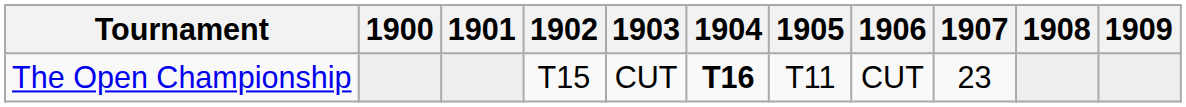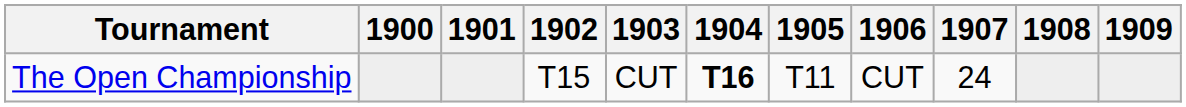(975, 78) 23 -> (975, 78) 24
